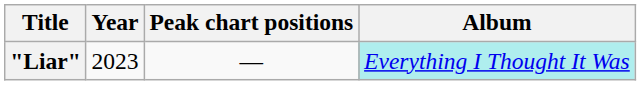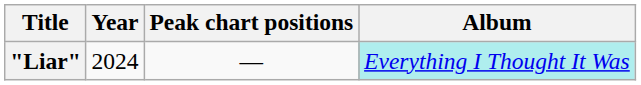(115, 60) 2023 -> (115, 60) 2024
